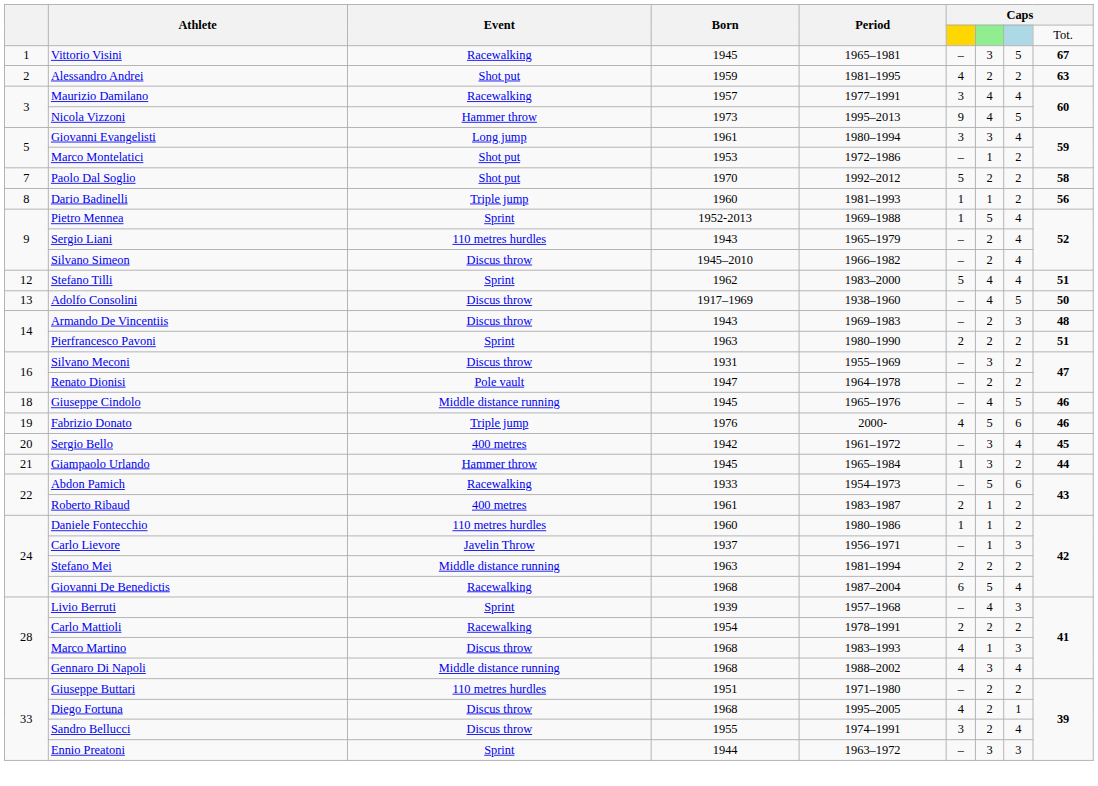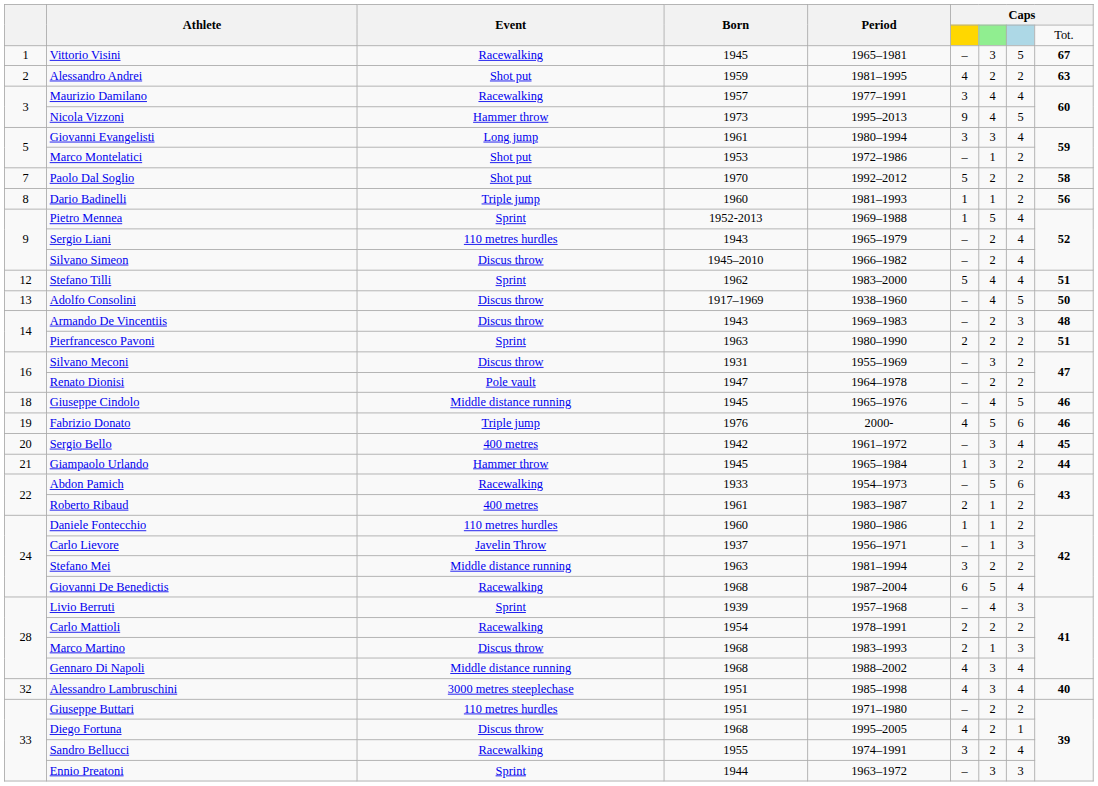(961, 566) 2 -> (965, 566) 3
(961, 648) 4 -> (965, 648) 2
+ row: (113, 689)
(499, 729) Discus throw -> (511, 750) Racewalking
